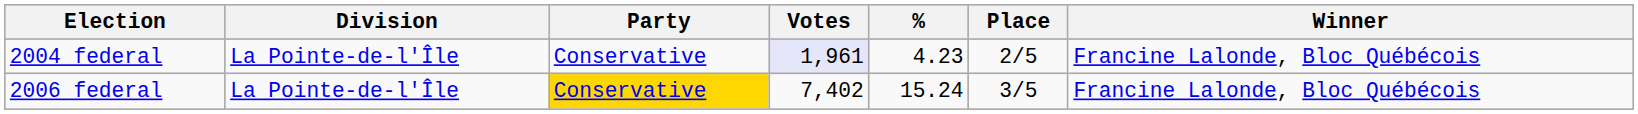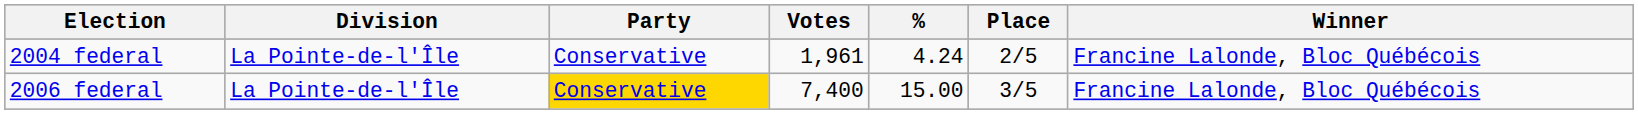(832, 57) lavender background -> (832, 57) no background
(938, 57) 4.23 -> (938, 57) 4.24
(832, 91) 7,402 -> (832, 91) 7,400
(932, 91) 15.24 -> (932, 91) 15.00
